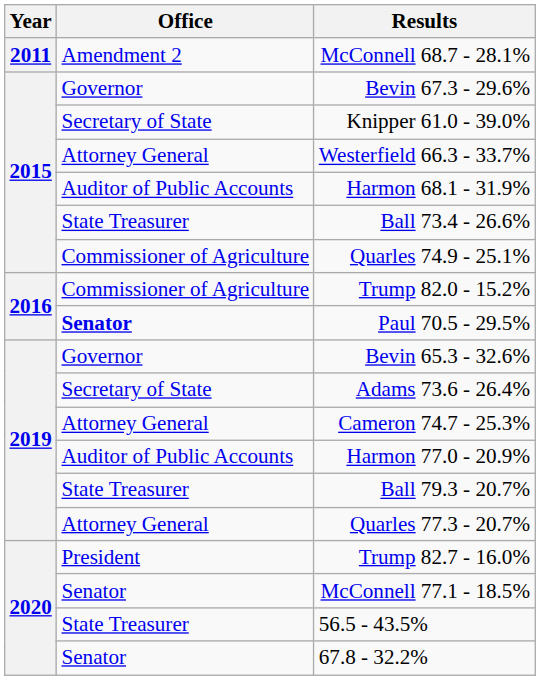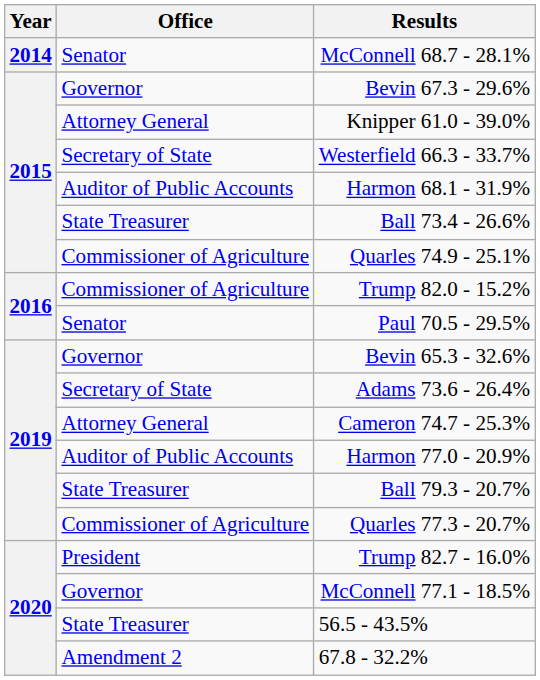(31, 54) 2011 -> (31, 54) 2014
(122, 54) Amendment 2 -> (94, 54) Senator
(137, 121) Secretary of State -> (135, 121) Attorney General
(135, 155) Attorney General -> (137, 155) Secretary of State
(97, 322) bold -> (94, 322) normal
(135, 523) Attorney General -> (185, 523) Commissioner of Agriculture
(94, 590) Senator -> (102, 590) Governor
(94, 657) Senator -> (122, 657) Amendment 2
